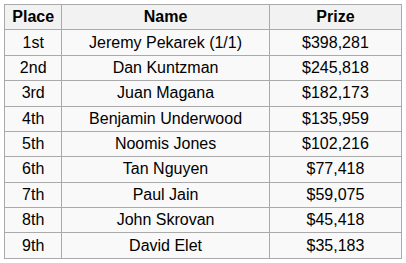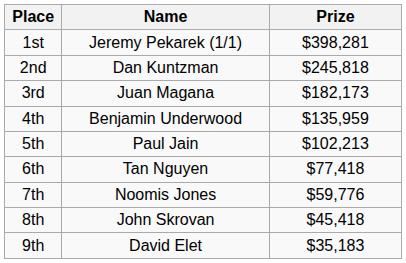(166, 144) Noomis Jones -> (166, 144) Paul Jain
(335, 144) $102,216 -> (335, 144) $102,213
(166, 194) Paul Jain -> (166, 194) Noomis Jones
(335, 194) $59,075 -> (335, 194) $59,776
